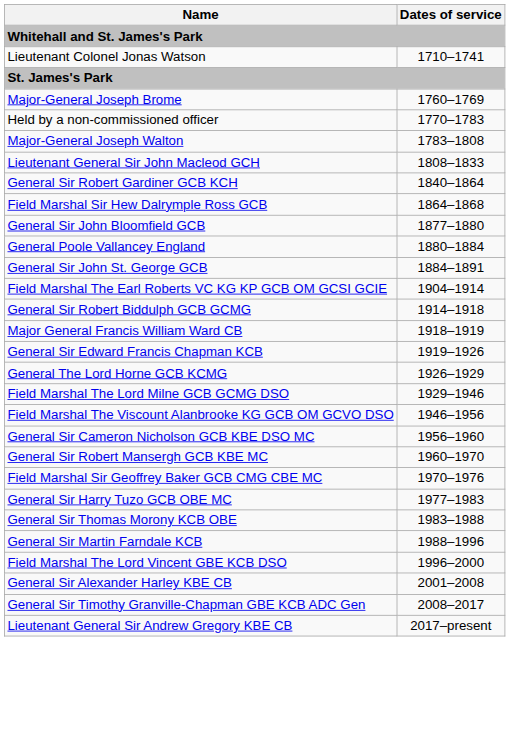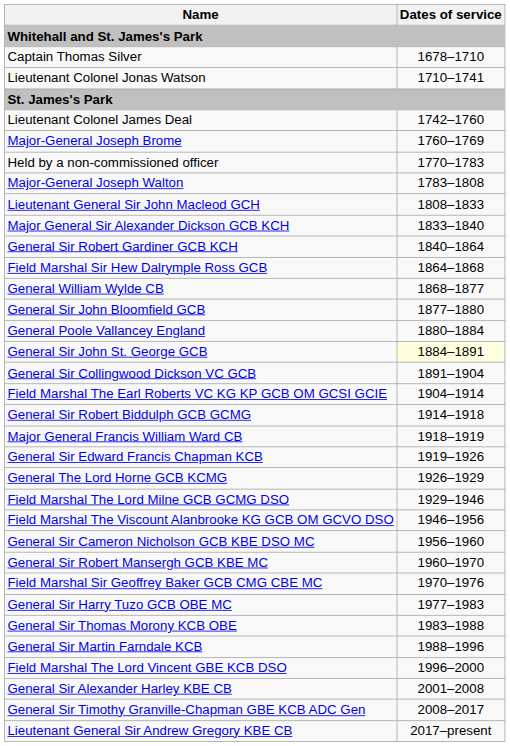+ row: (75, 57)
+ row: (100, 120)
+ row: (148, 225)
+ row: (86, 288)
(451, 267) no background -> (451, 352) lightyellow background
+ row: (132, 373)
